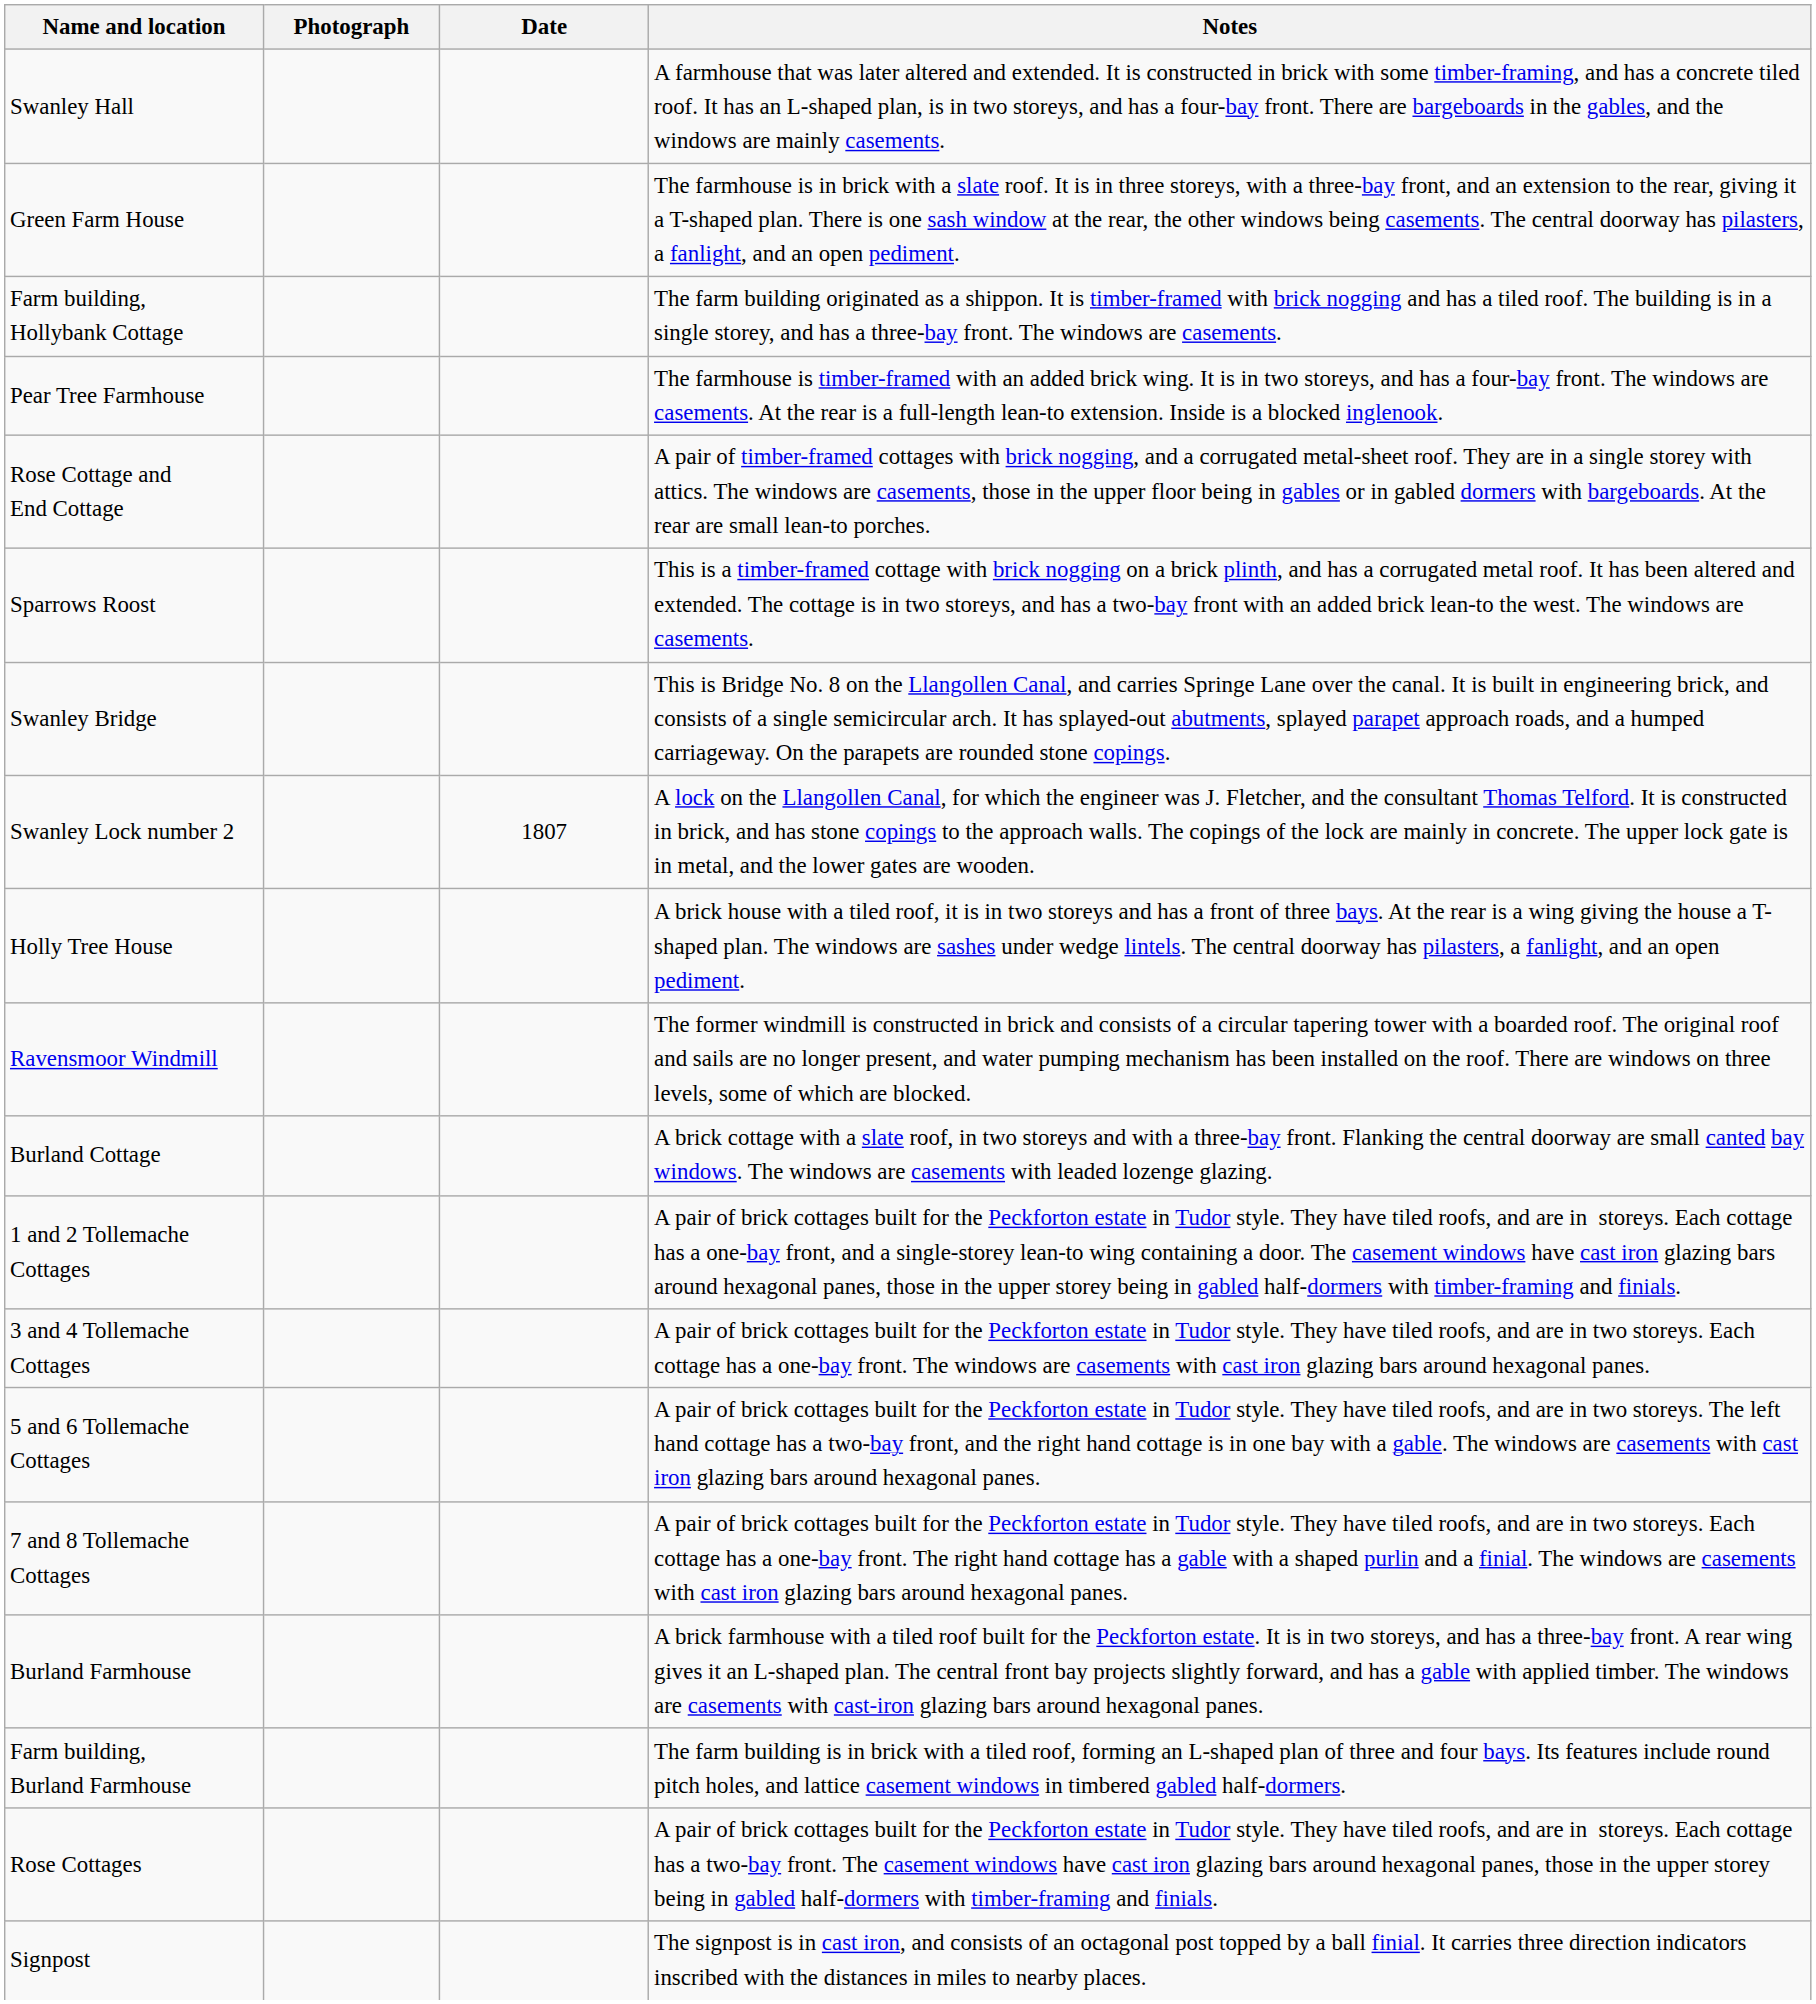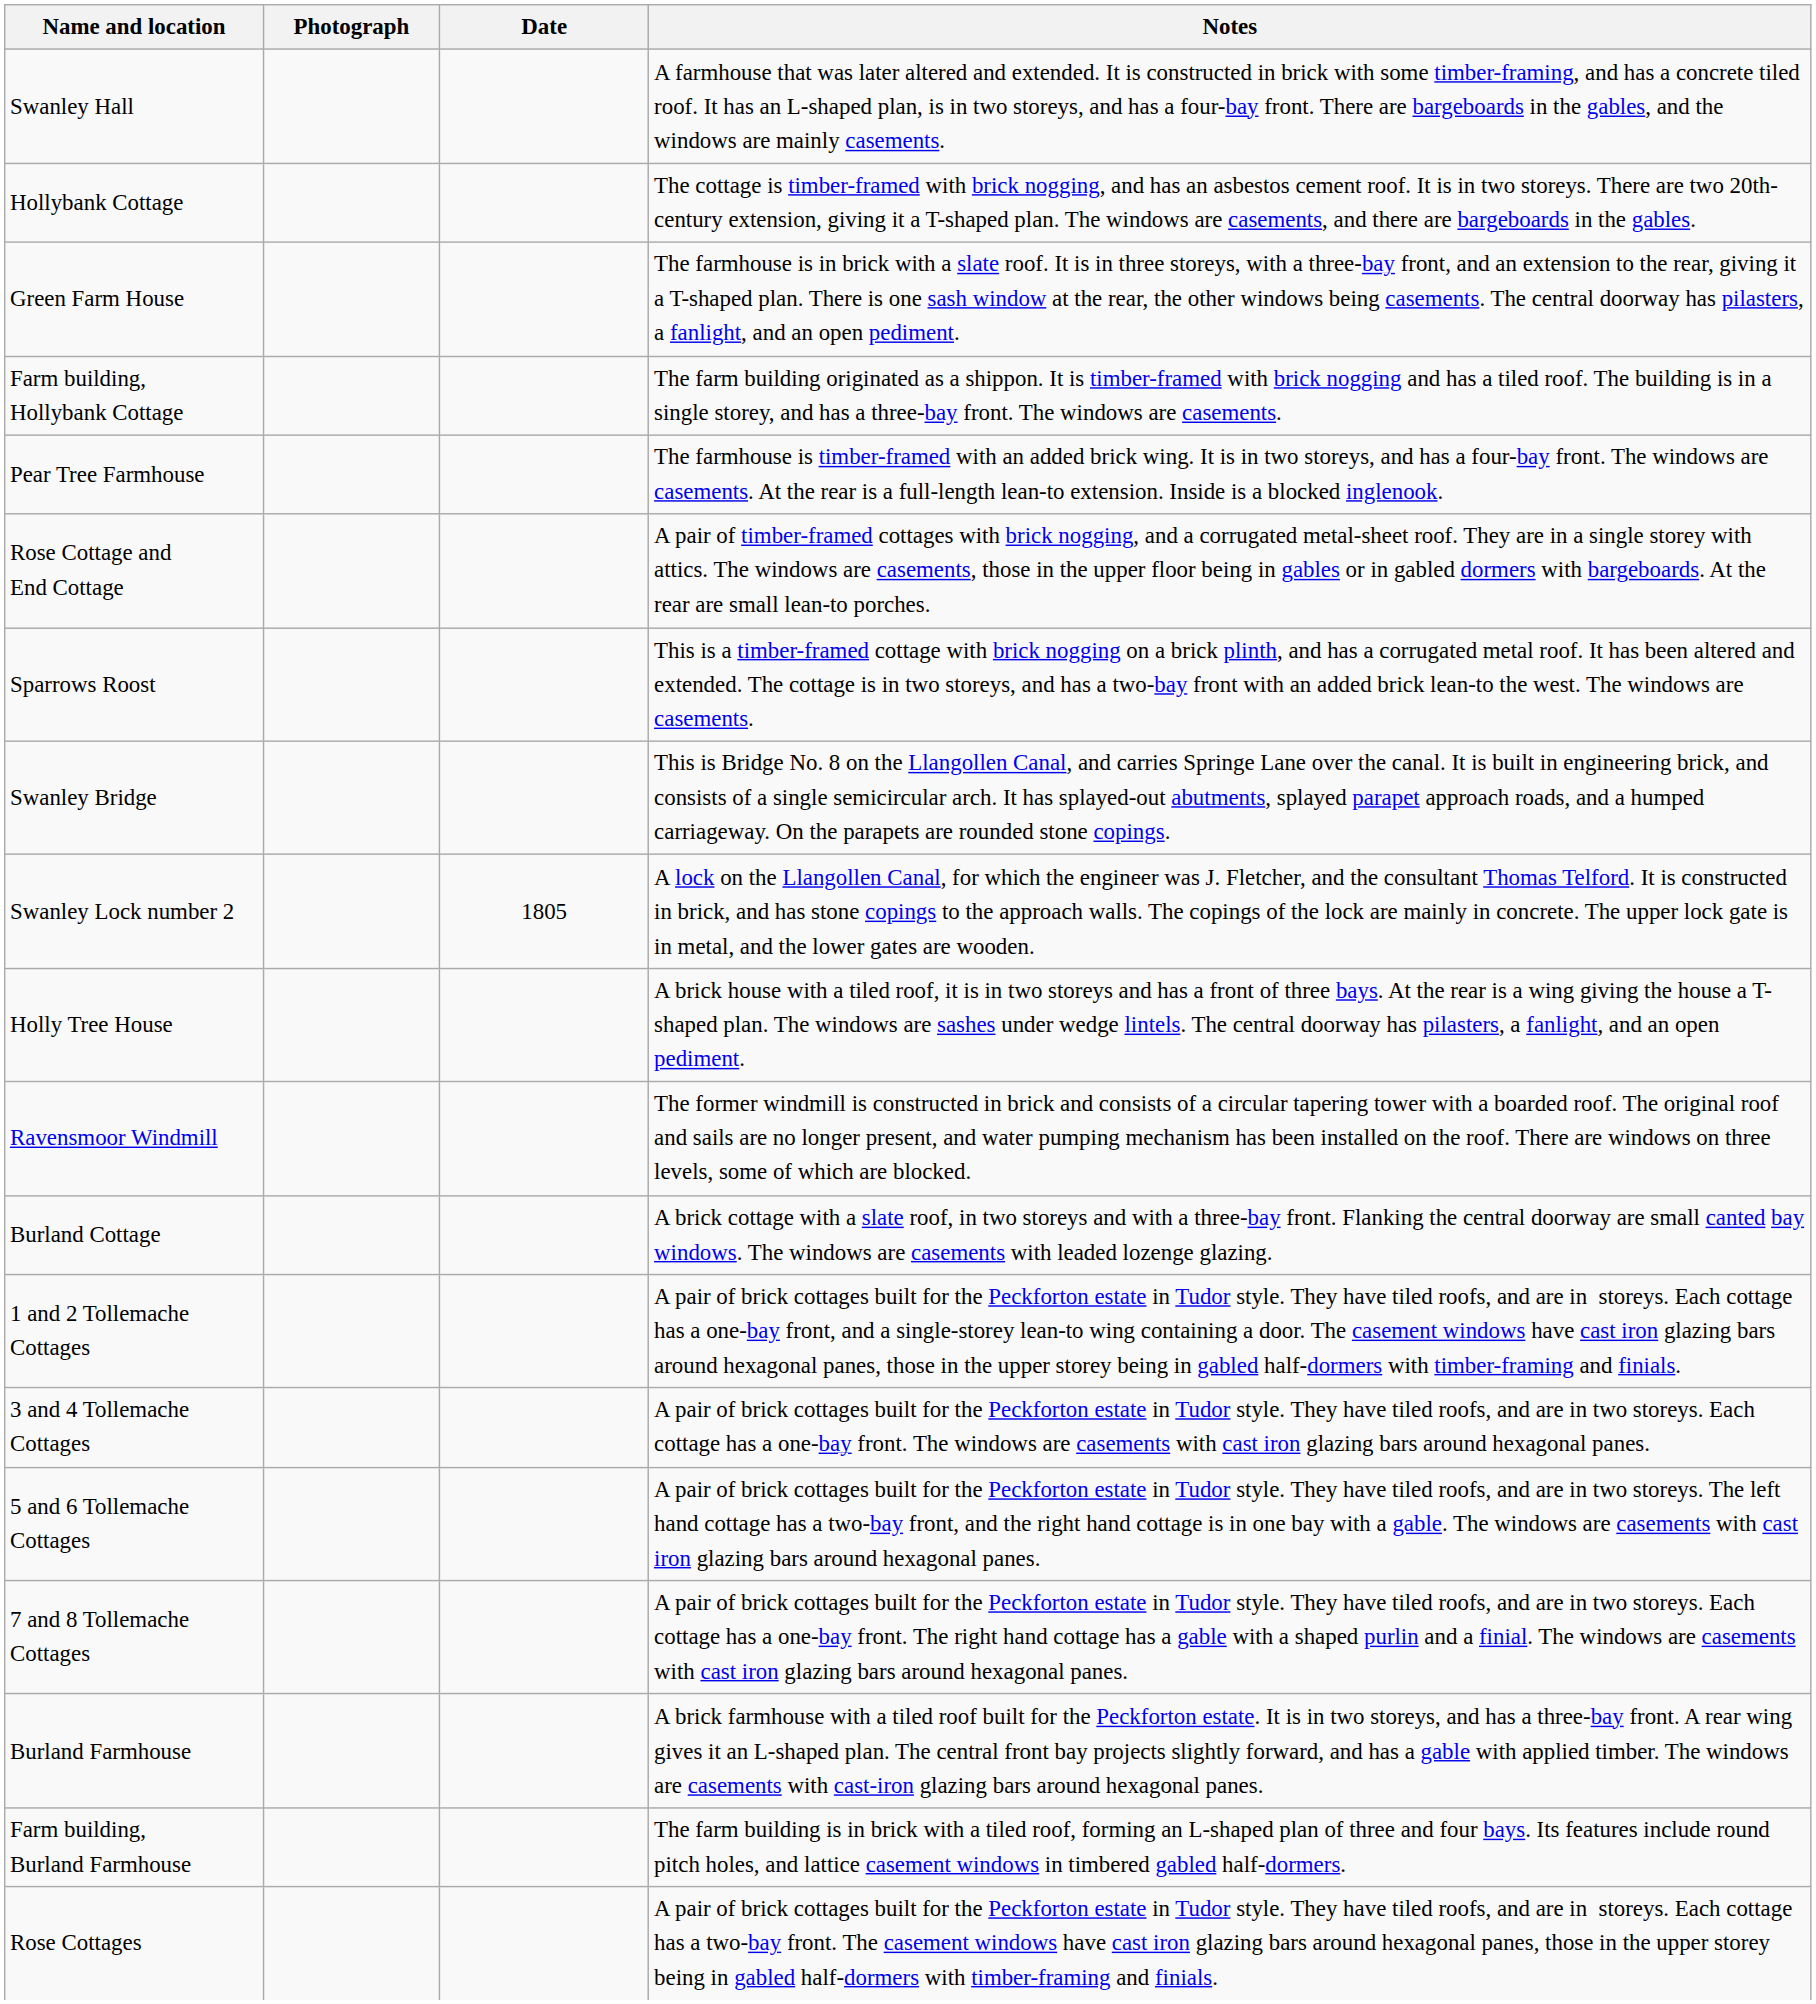+ row: (97, 202)
(544, 832) 1807 -> (544, 911) 1805
- row: (50, 1960)
